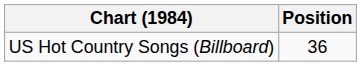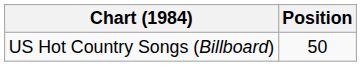(317, 46) 36 -> (317, 46) 50
